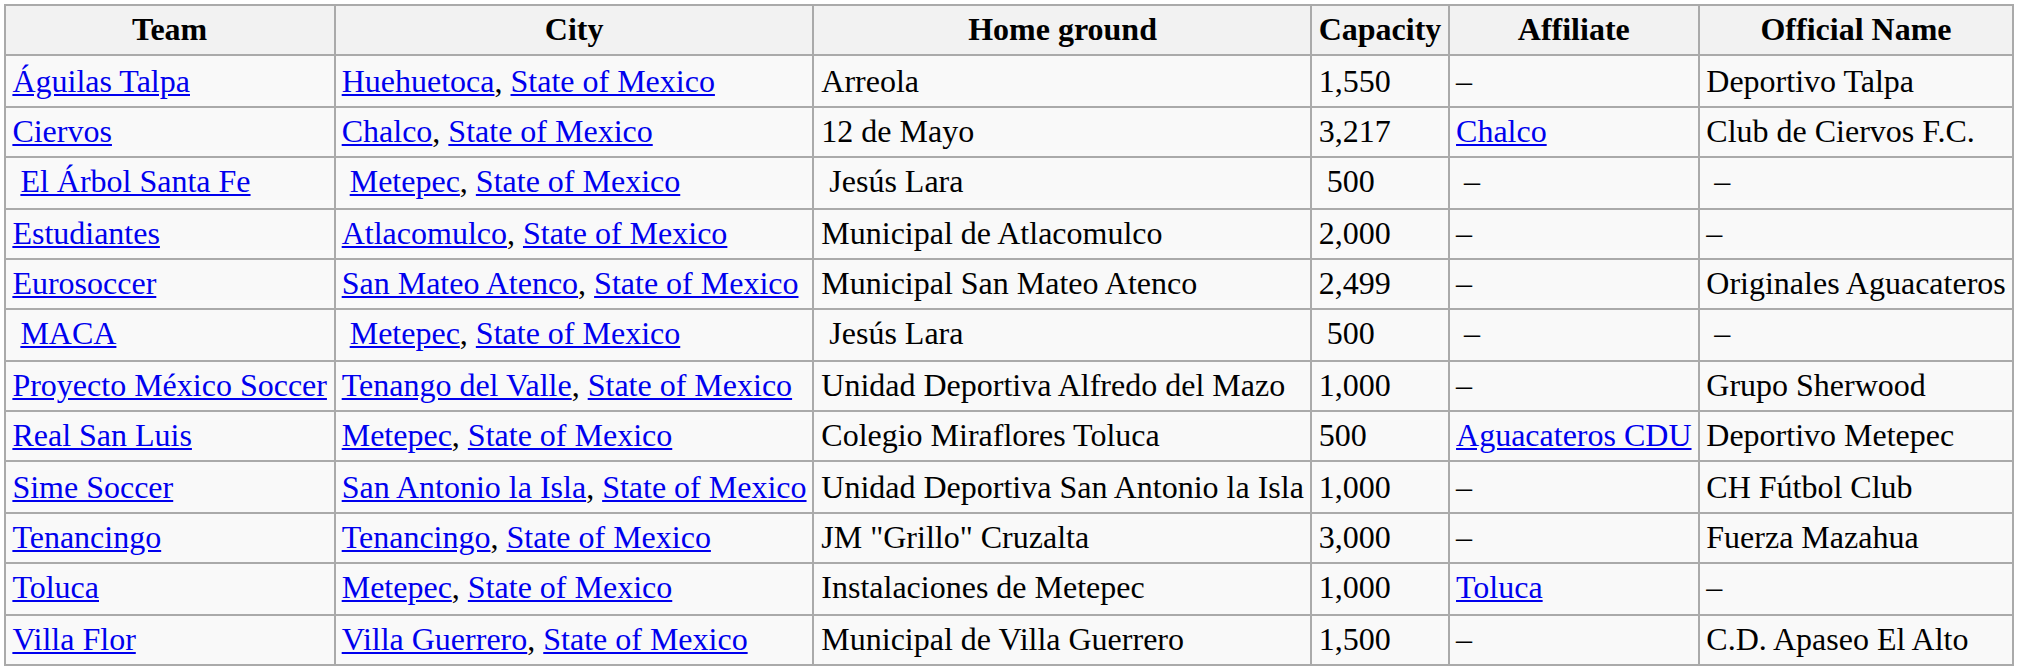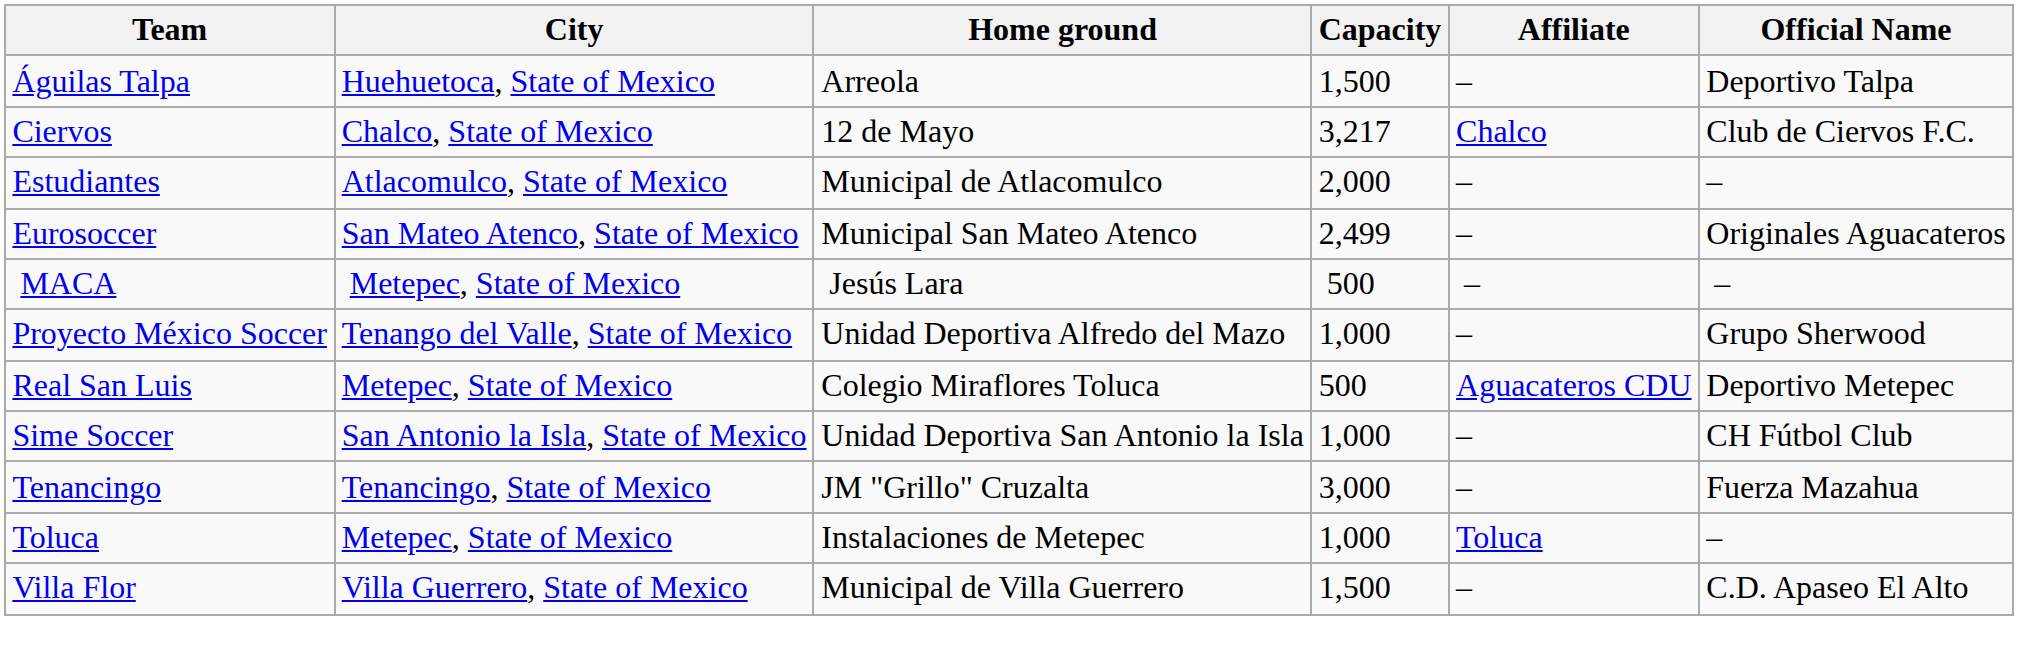(1355, 80) 1,550 -> (1355, 80) 1,500
- row: (135, 182)
